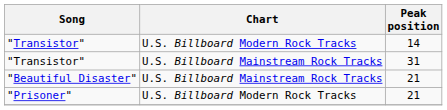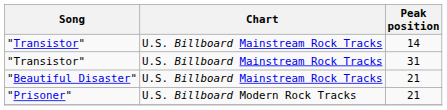(249, 43) U.S. Billboard Modern Rock Tracks -> (262, 43) U.S. Billboard Mainstream Rock Tracks
